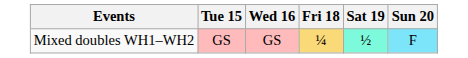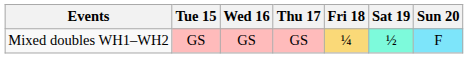+ column: (299, 16)
